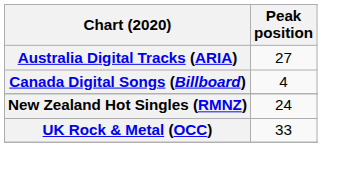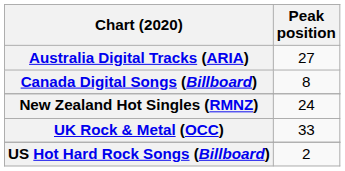(284, 81) 4 -> (306, 81) 8
+ row: (139, 154)
